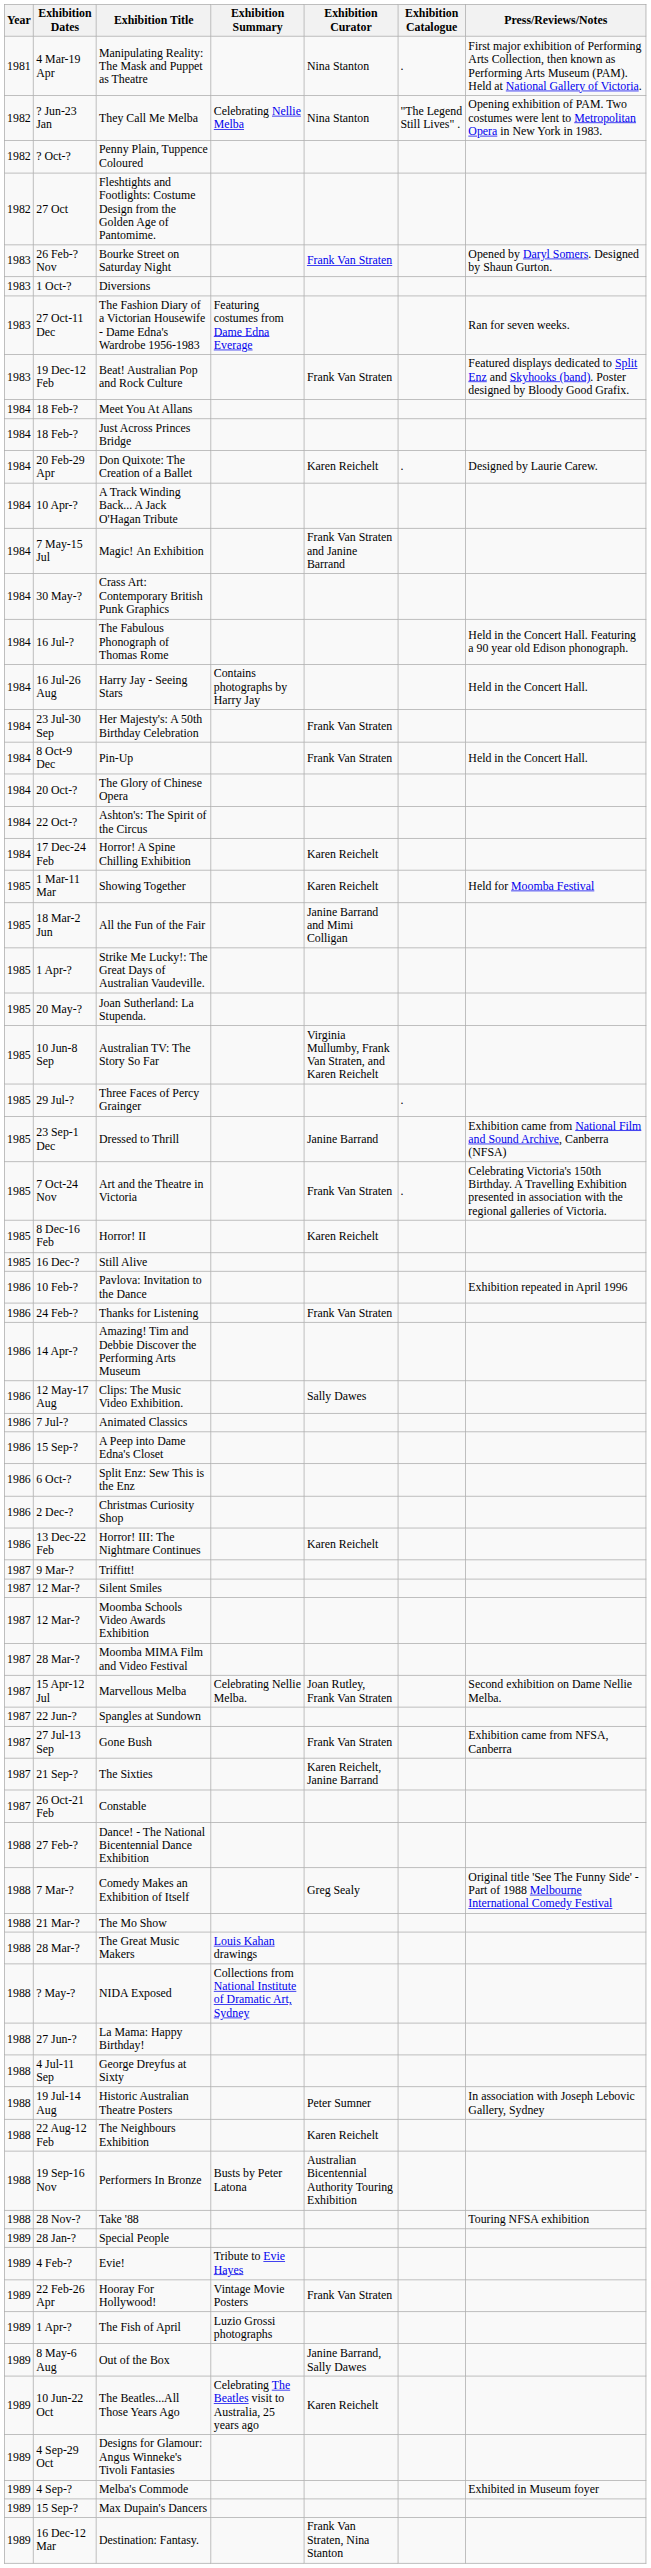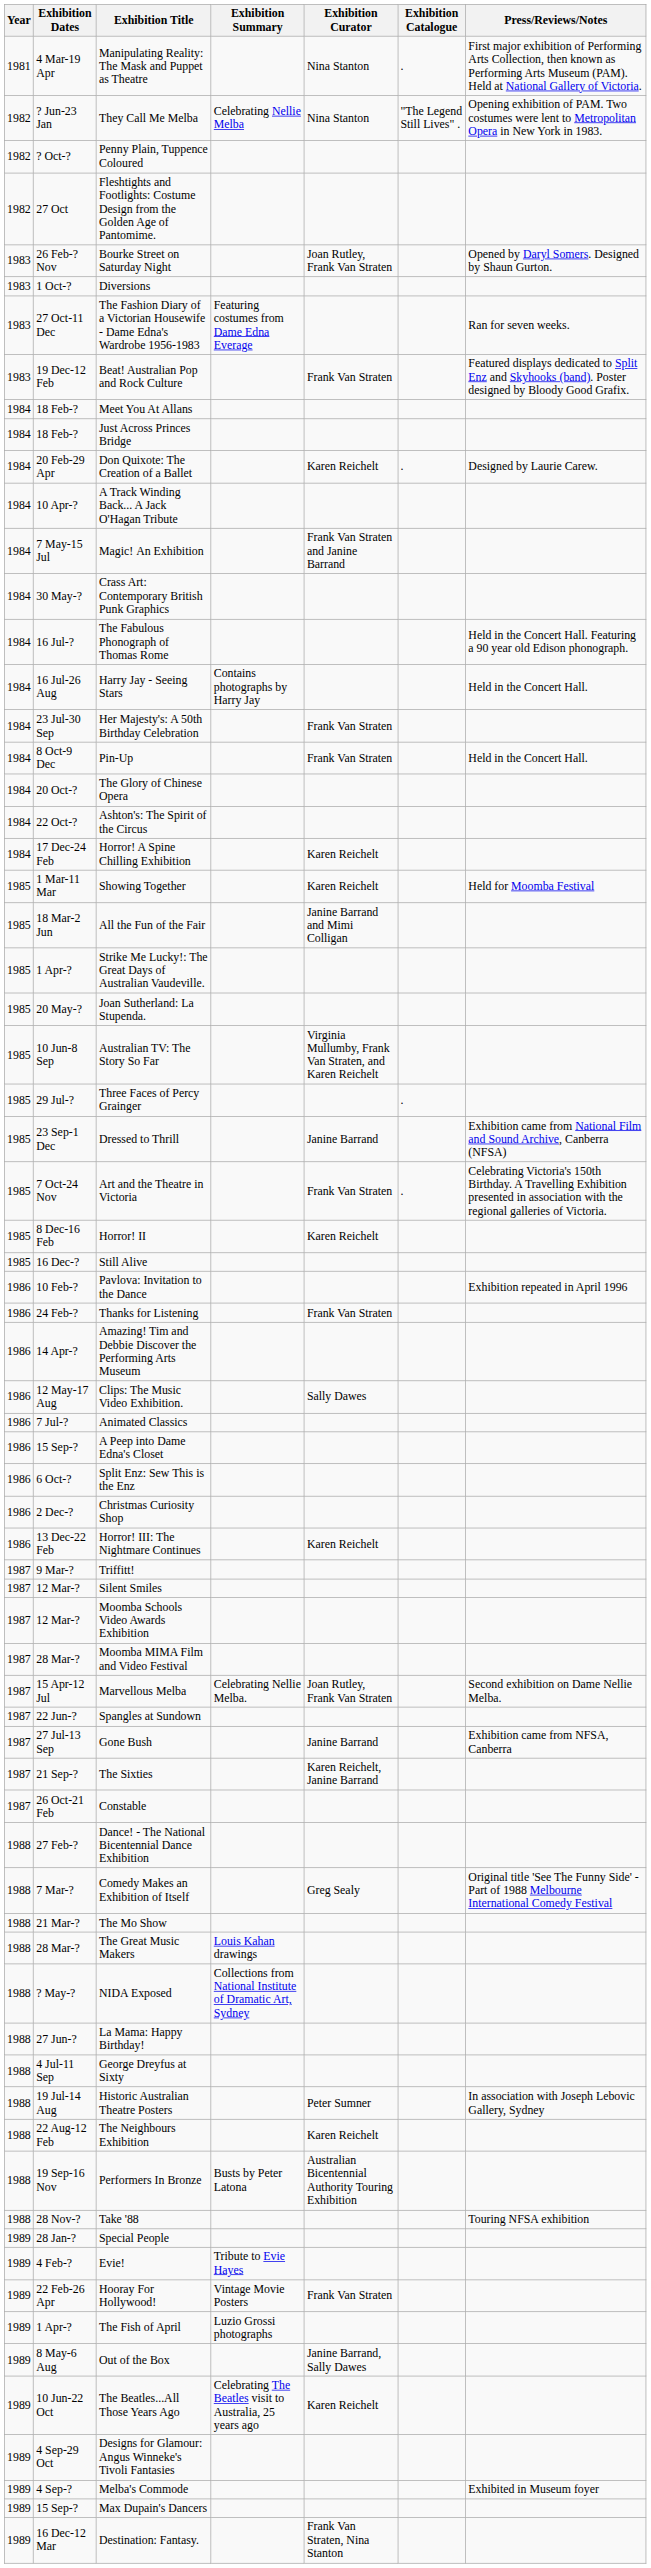(350, 260) Frank Van Straten -> (350, 260) Joan Rutley, Frank Van Straten
(350, 1742) Frank Van Straten -> (343, 1742) Janine Barrand
